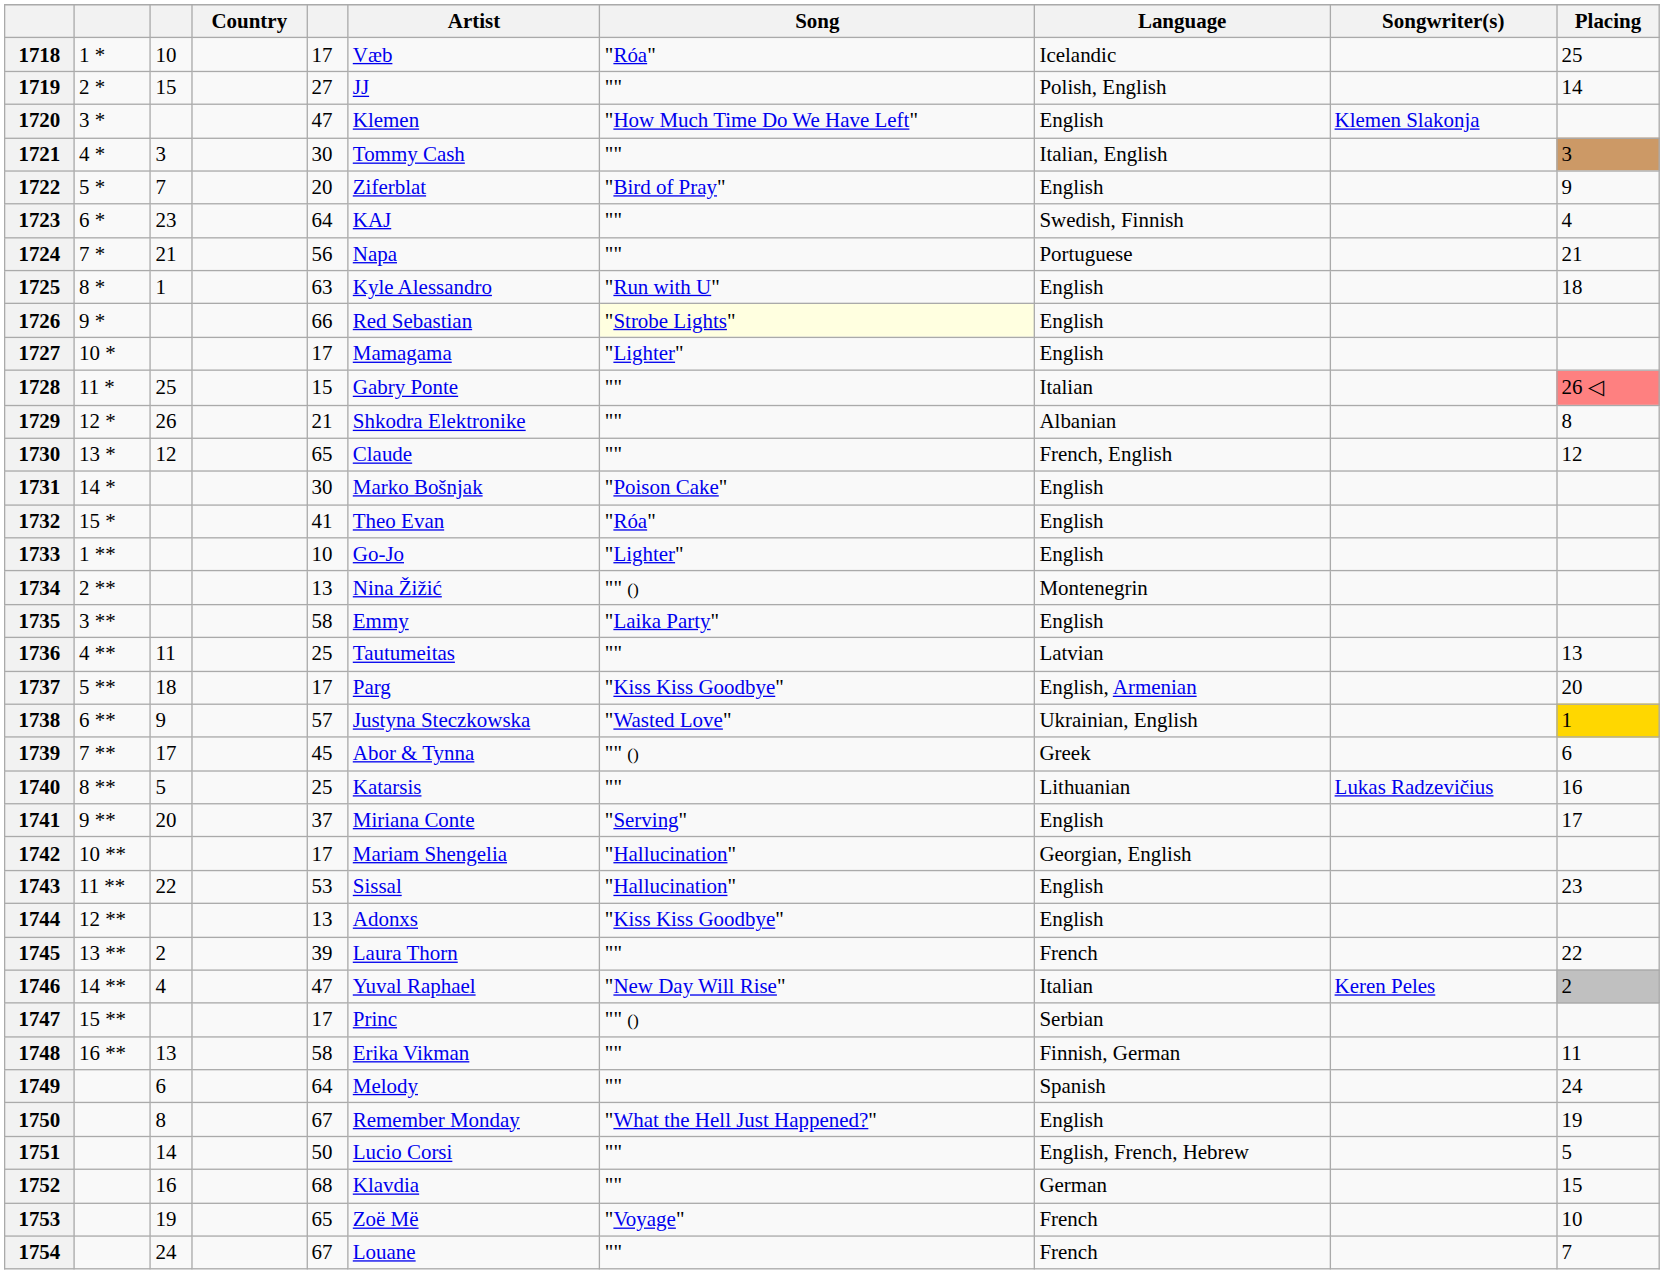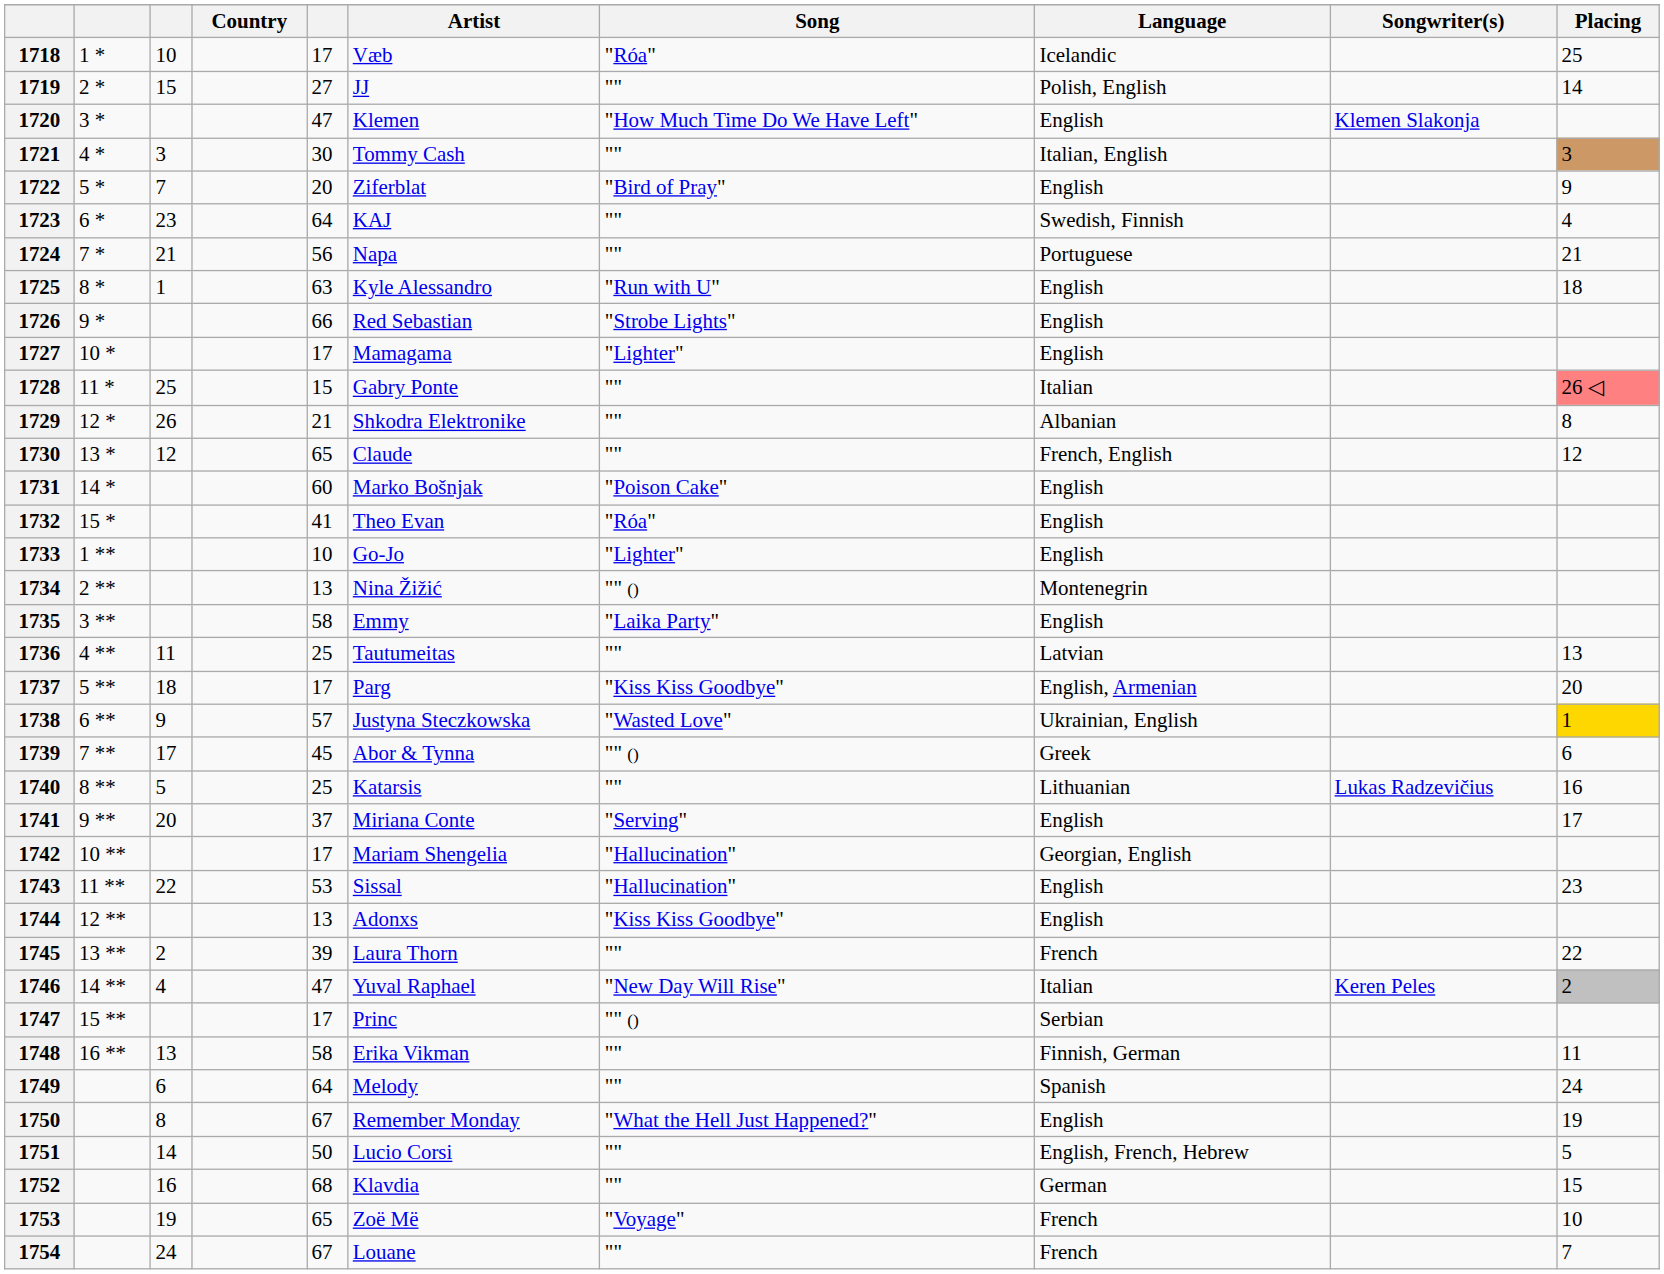(670, 320) lightyellow background -> (670, 320) no background
(322, 487) 30 -> (322, 487) 60
